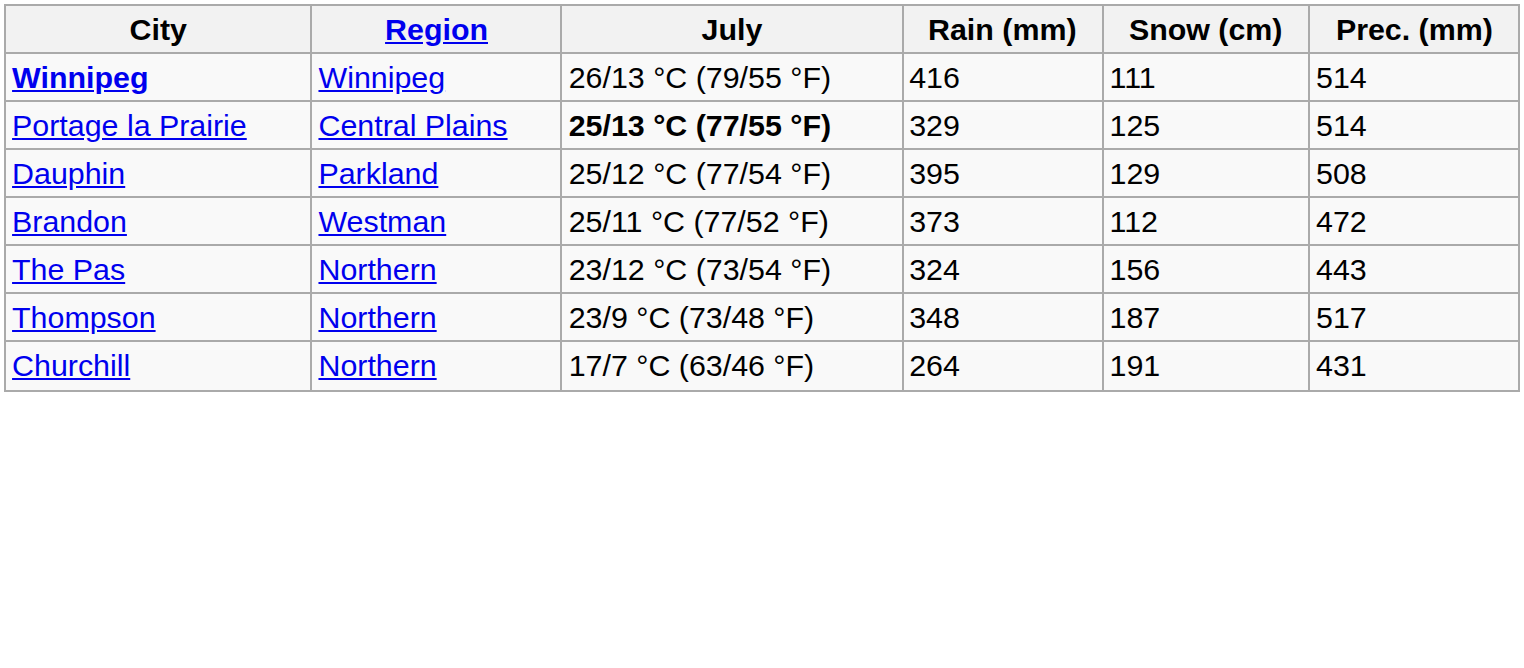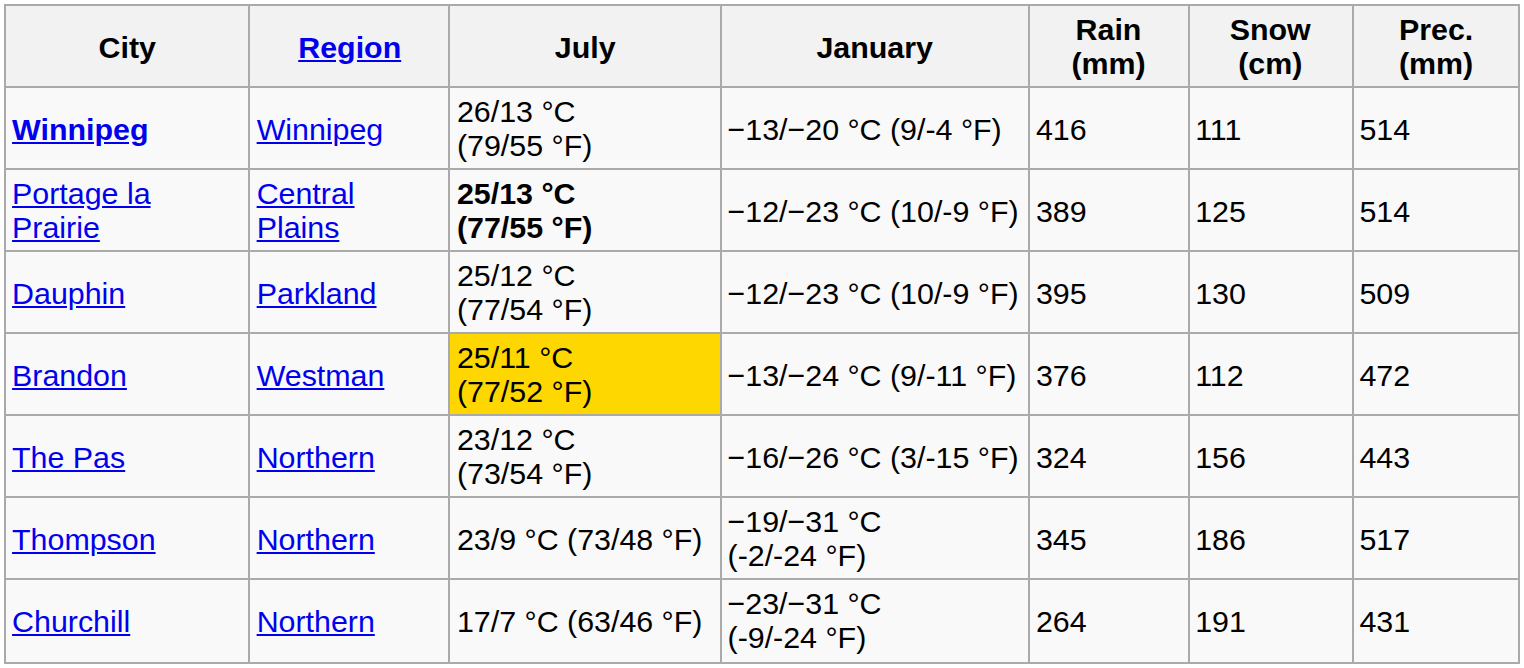+ column: (875, 46)
(935, 126) 329 -> (1061, 210) 389
(1135, 174) 129 -> (1220, 293) 130
(1341, 174) 508 -> (1385, 293) 509
(699, 222) no background -> (525, 375) gold background
(935, 222) 373 -> (1061, 375) 376
(935, 318) 348 -> (1061, 539) 345
(1135, 318) 187 -> (1220, 539) 186
